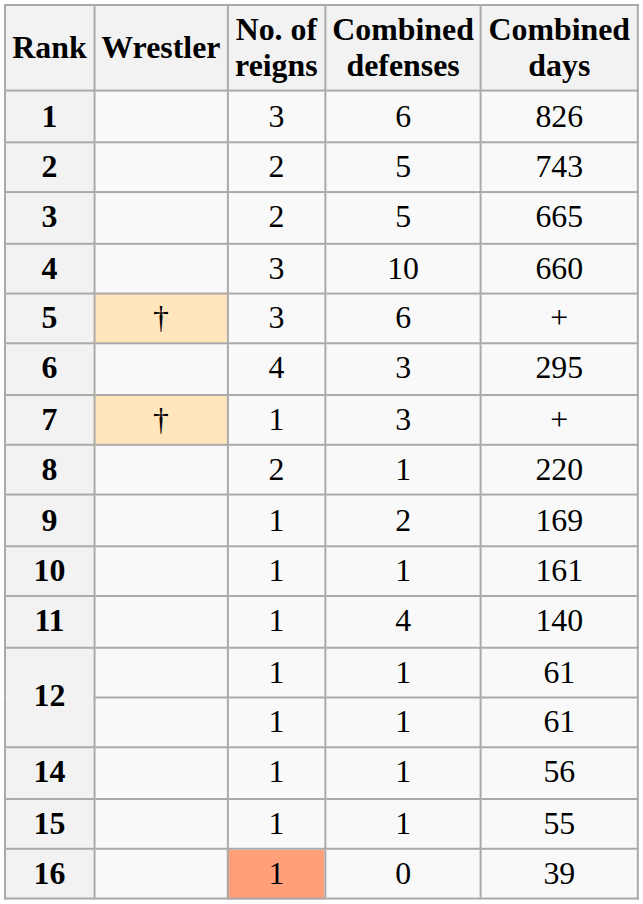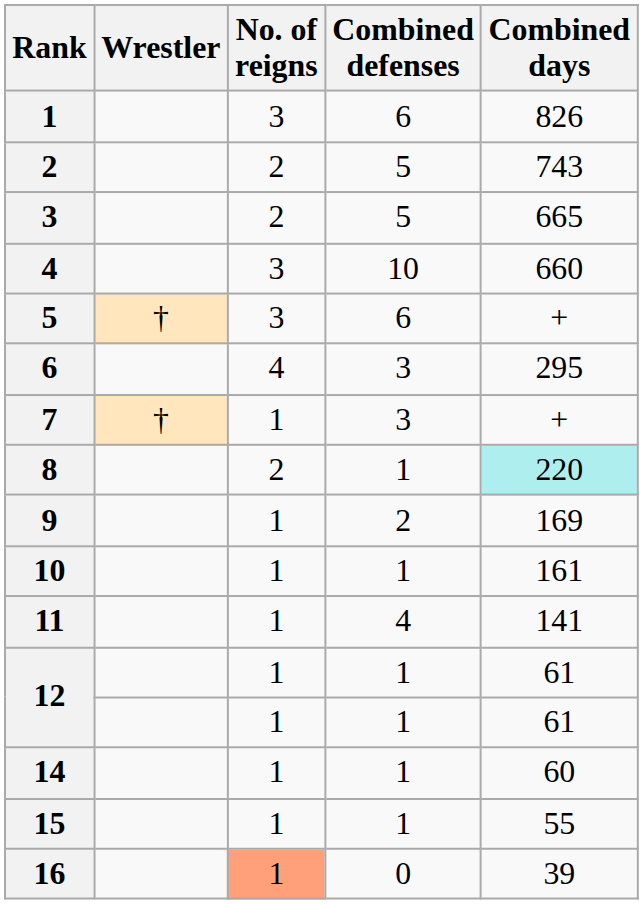(559, 469) no background -> (559, 469) paleturquoise background
(559, 621) 140 -> (559, 621) 141
(559, 772) 56 -> (559, 772) 60
